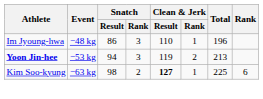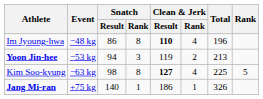(138, 42) 3 -> (138, 42) 8
(166, 42) normal -> (166, 42) bold
(195, 42) 1 -> (195, 42) 4
(138, 72) 2 -> (138, 72) 8
(195, 72) 1 -> (195, 72) 4
(245, 72) 6 -> (245, 72) 5
+ row: (31, 87)
